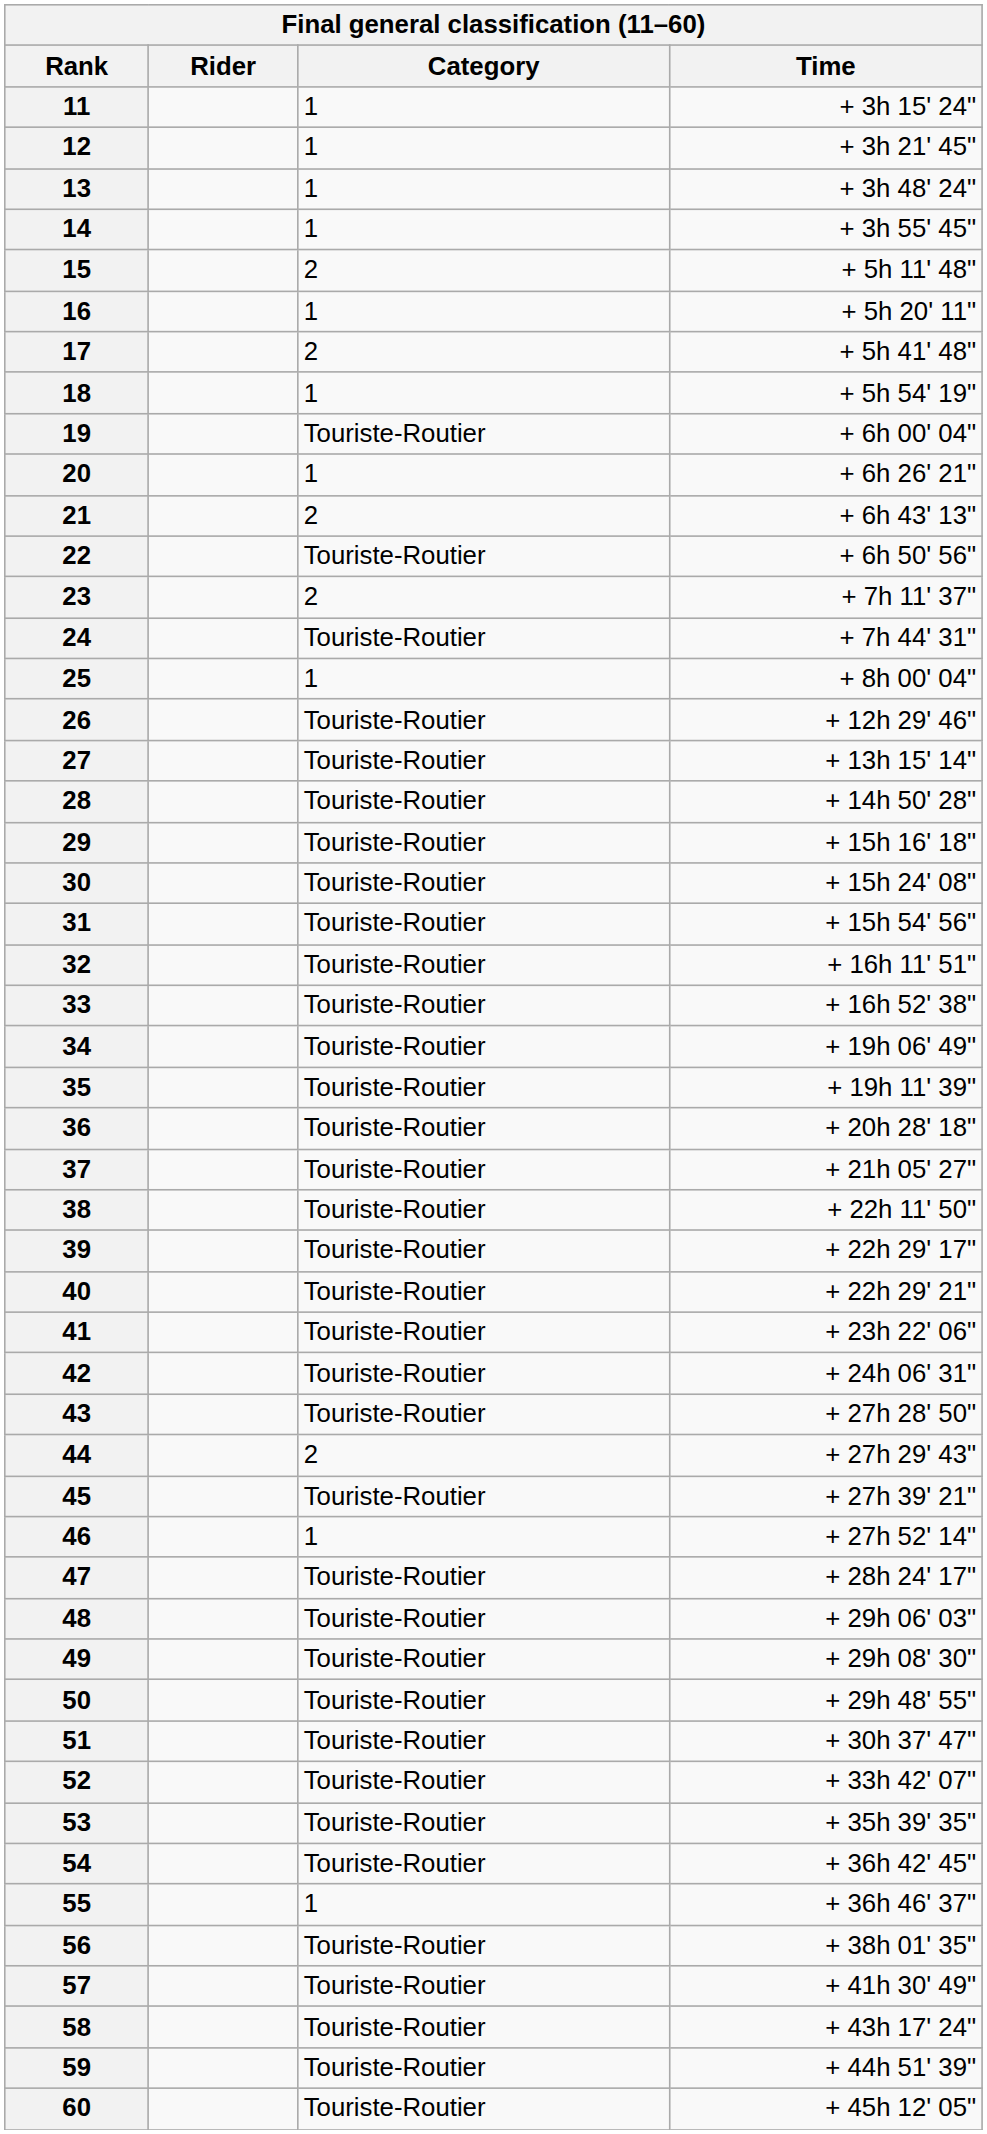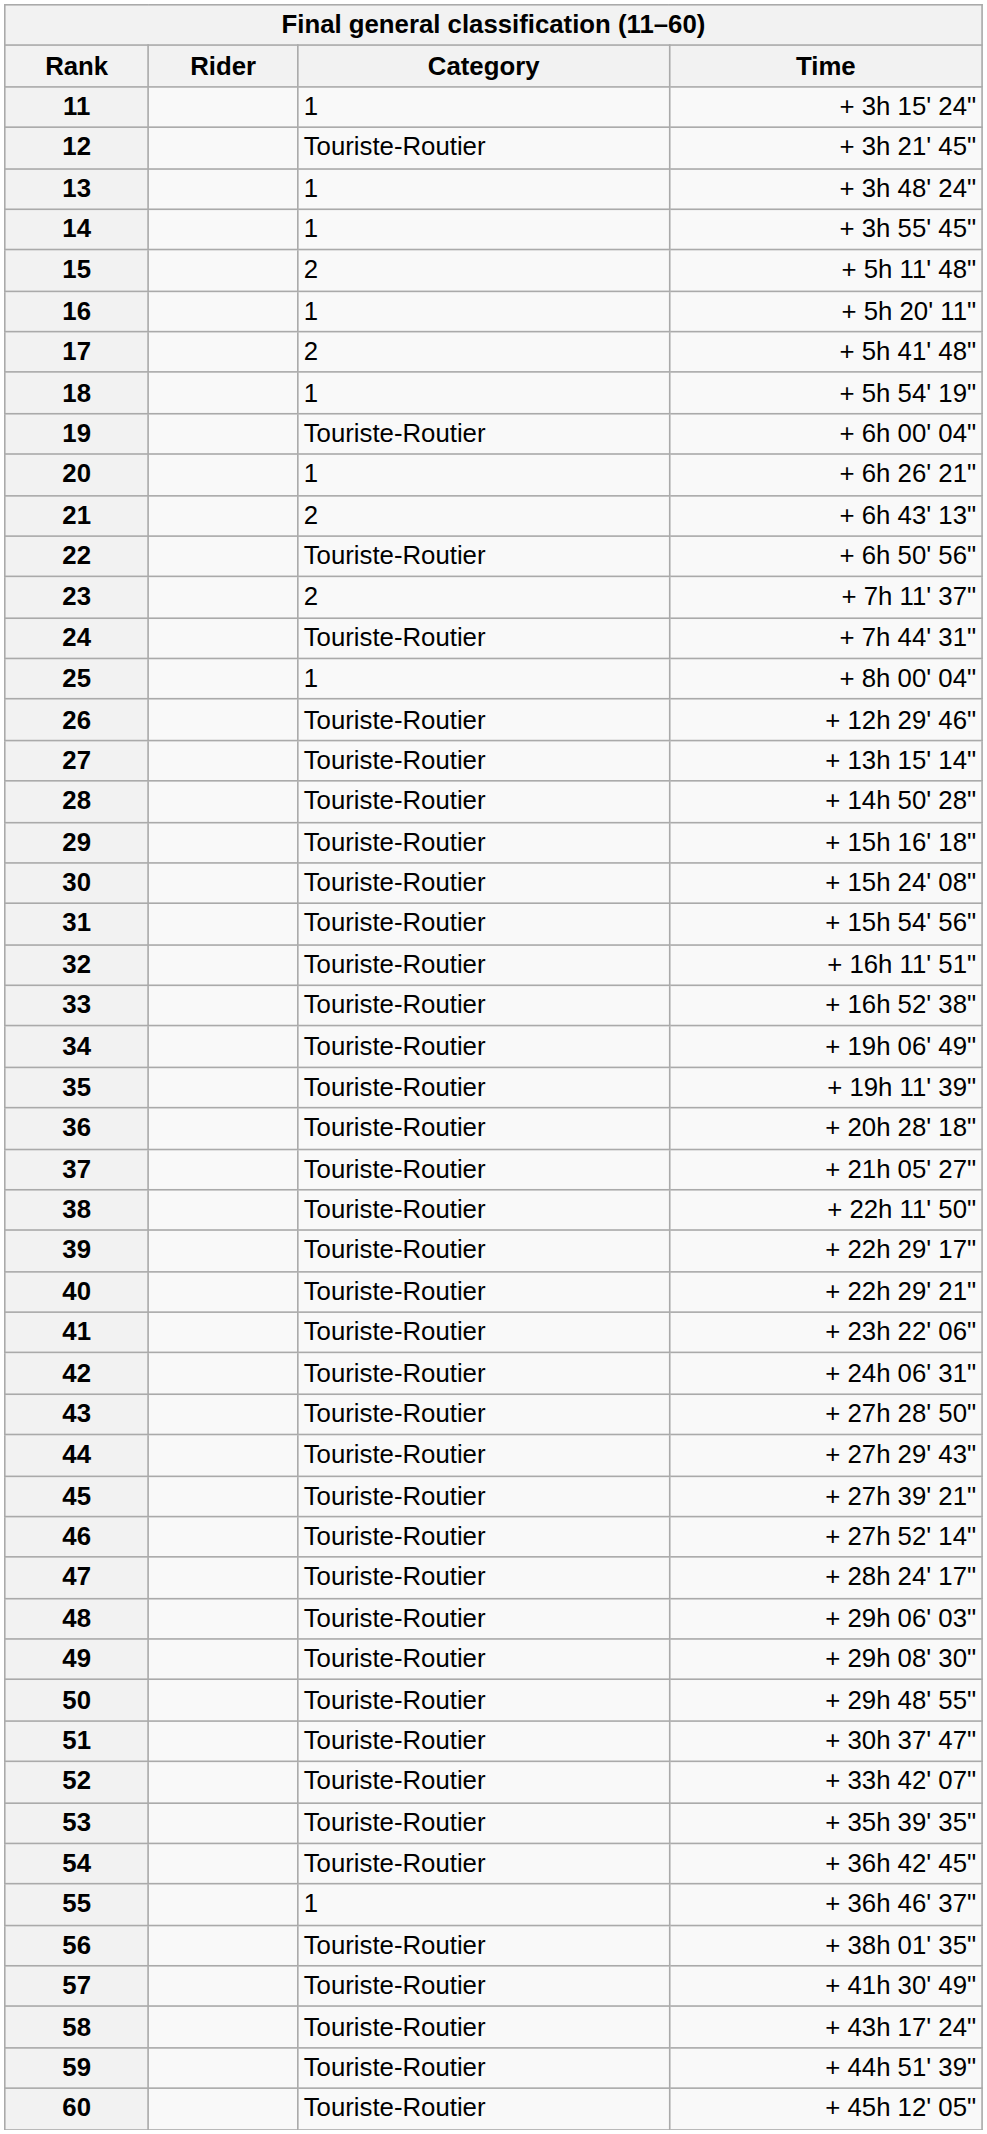(311, 147) 1 -> (395, 147) Touriste-Routier
(311, 1454) 2 -> (395, 1454) Touriste-Routier
(311, 1536) 1 -> (395, 1536) Touriste-Routier
